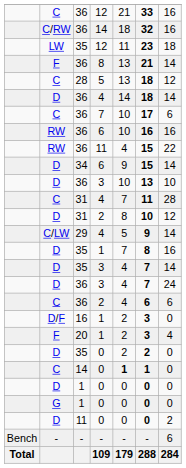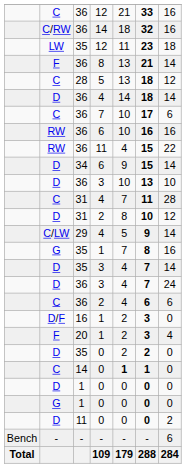(56, 251) D -> (56, 251) G
